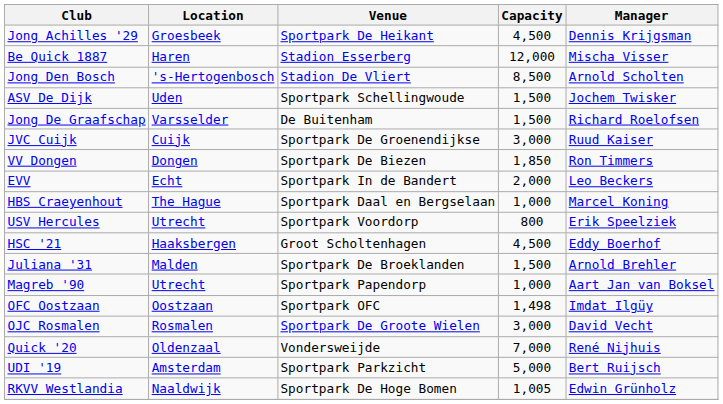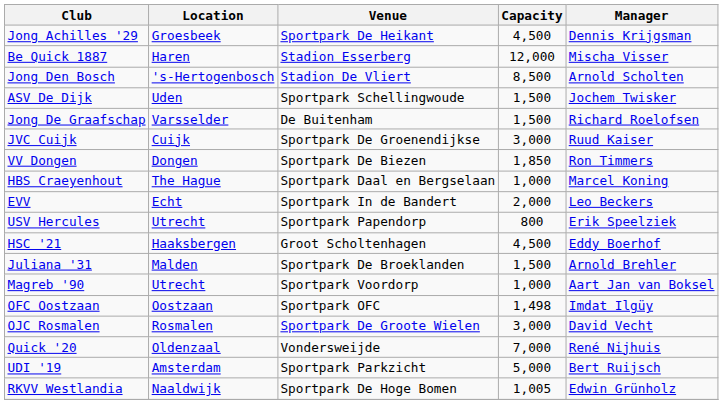rows swapped: (19, 181) <-> (65, 202)
(349, 223) Sportpark Voordorp -> (353, 223) Sportpark Papendorp
(353, 285) Sportpark Papendorp -> (349, 285) Sportpark Voordorp
